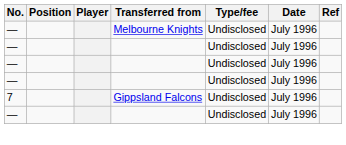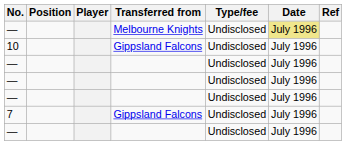(294, 30) no background -> (294, 30) khaki background
+ row: (13, 47)
